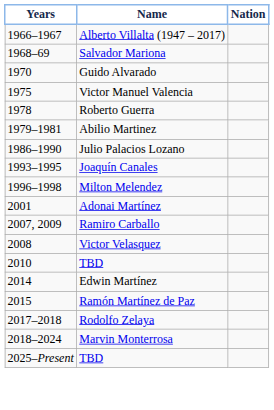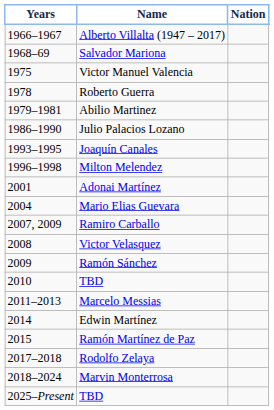- row: (20, 72)
+ row: (20, 205)
+ row: (20, 262)
+ row: (34, 300)
